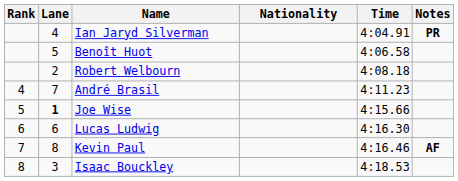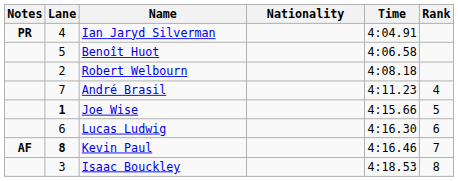columns swapped: (21, 14) <-> (433, 14)
(55, 147) normal -> (62, 147) bold
